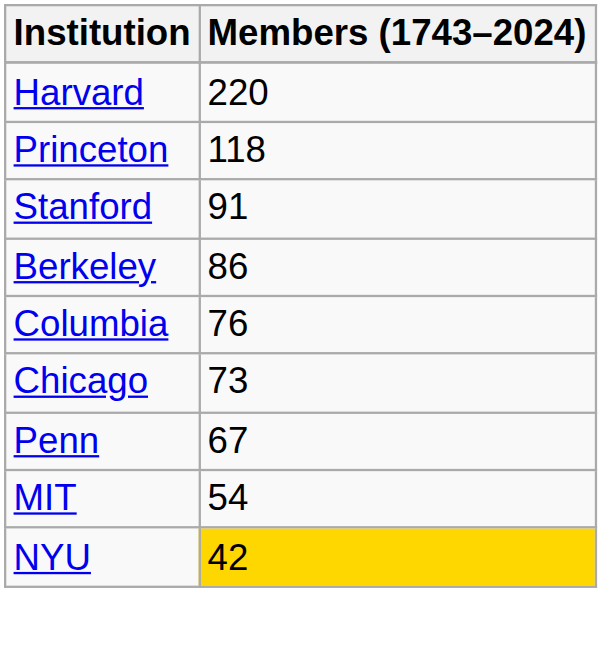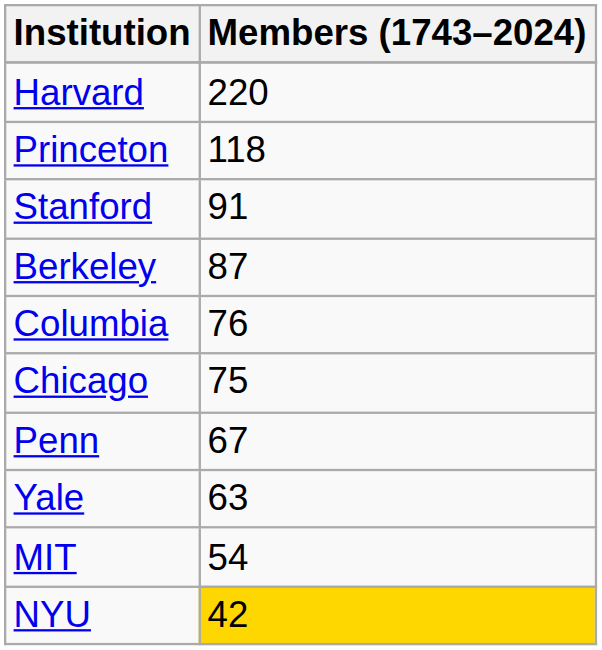(228, 265) 86 -> (228, 265) 87
(228, 382) 73 -> (228, 382) 75
+ row: (49, 498)
